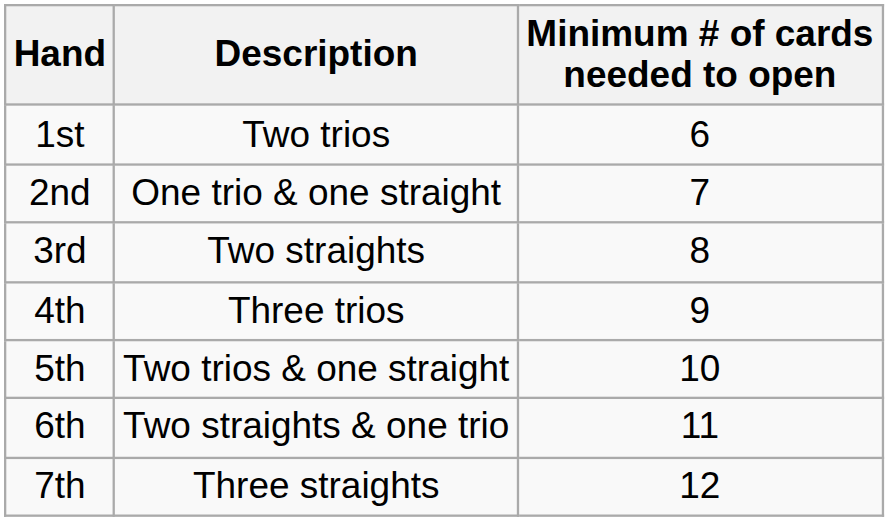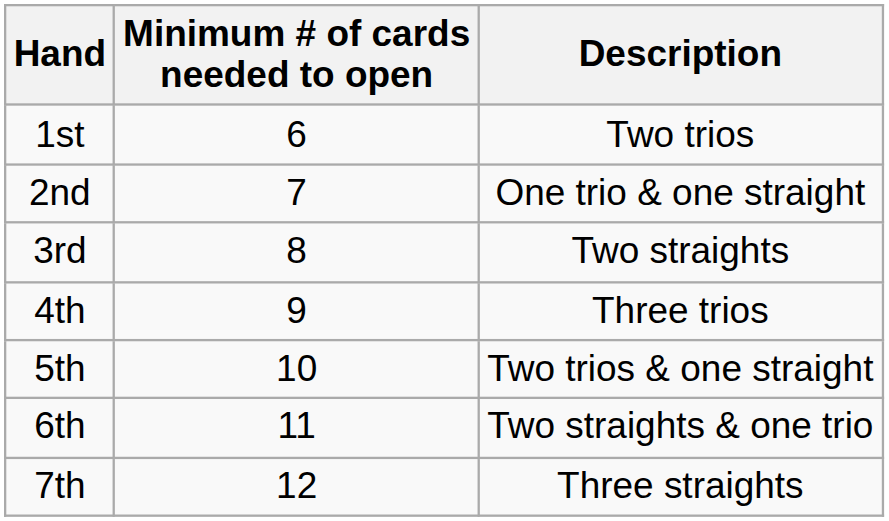columns swapped: (316, 54) <-> (700, 54)
